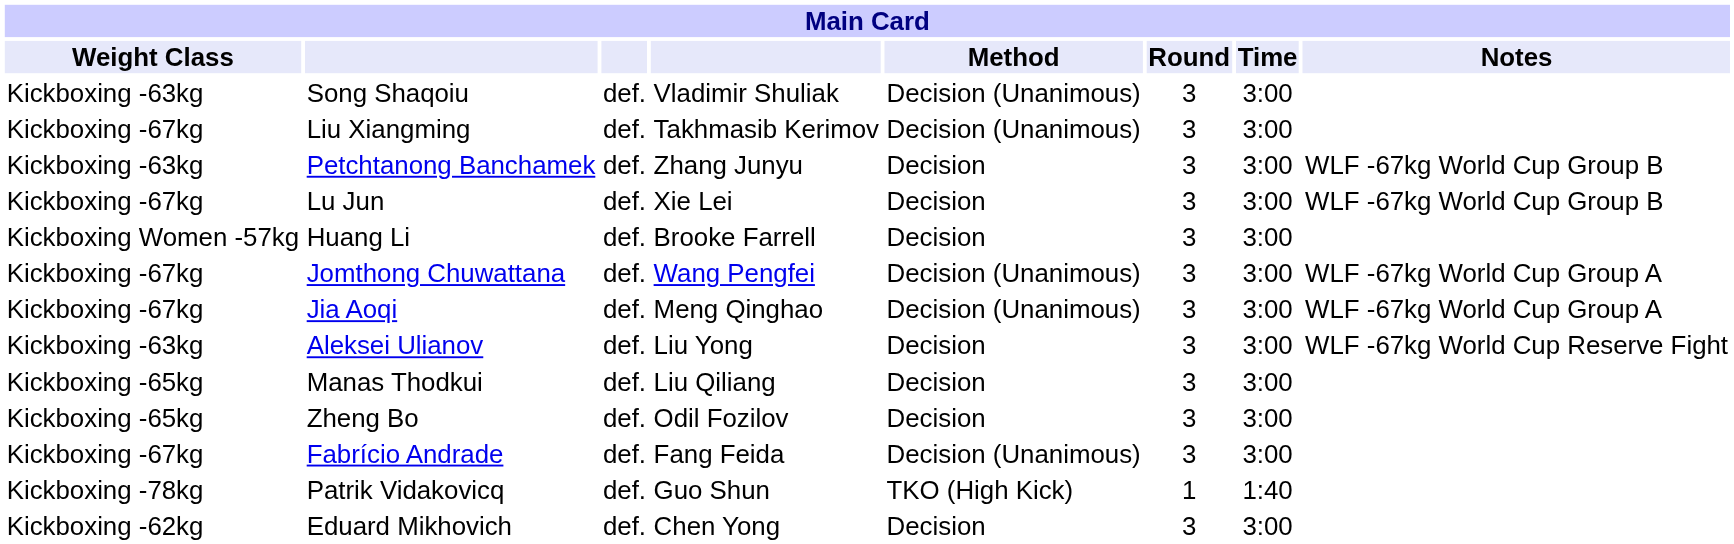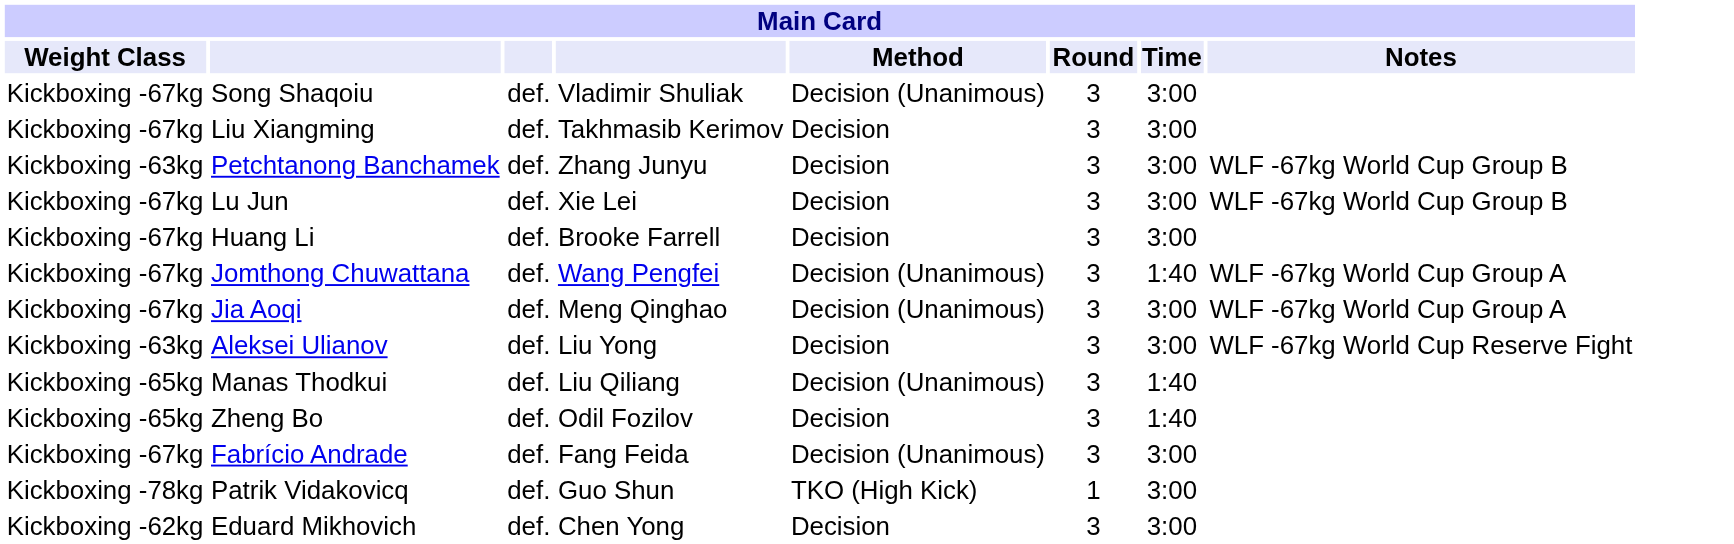(105, 93) Kickboxing -63kg -> (105, 93) Kickboxing -67kg
(1014, 129) Decision (Unanimous) -> (840, 129) Decision
(153, 238) Kickboxing Women -57kg -> (105, 238) Kickboxing -67kg
(1268, 274) 3:00 -> (1172, 274) 1:40
(936, 382) Decision -> (918, 382) Decision (Unanimous)
(1268, 382) 3:00 -> (1172, 382) 1:40
(1268, 418) 3:00 -> (1172, 418) 1:40
(1268, 490) 1:40 -> (1172, 490) 3:00
